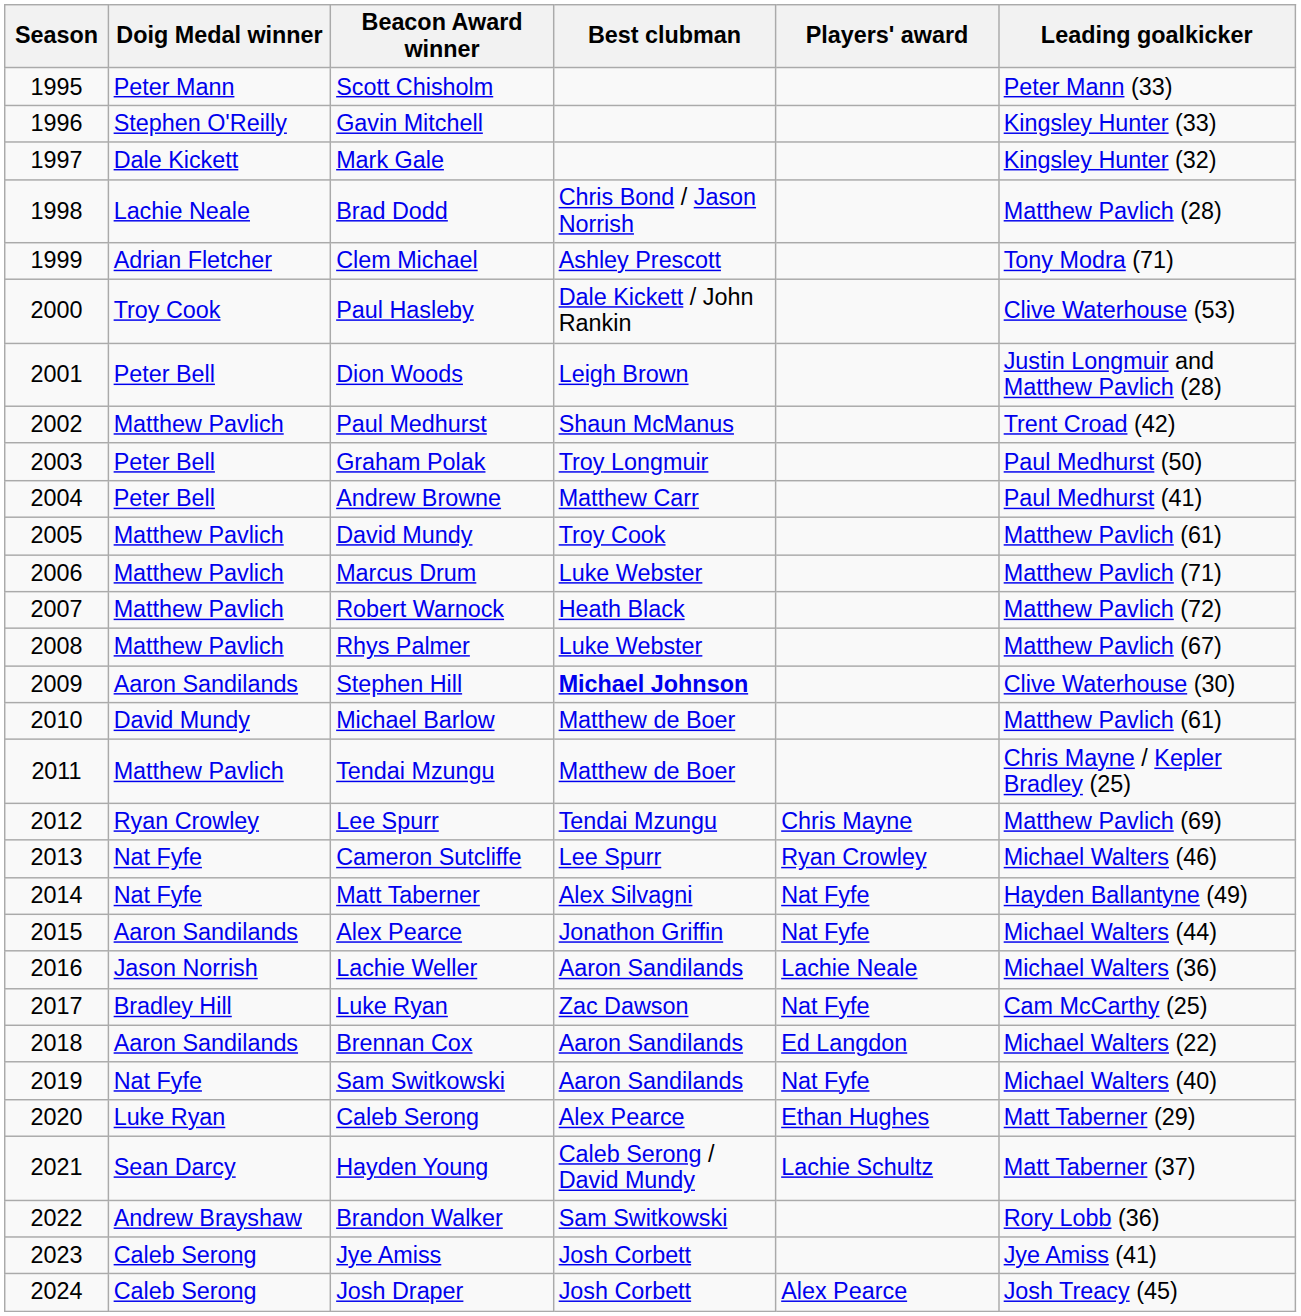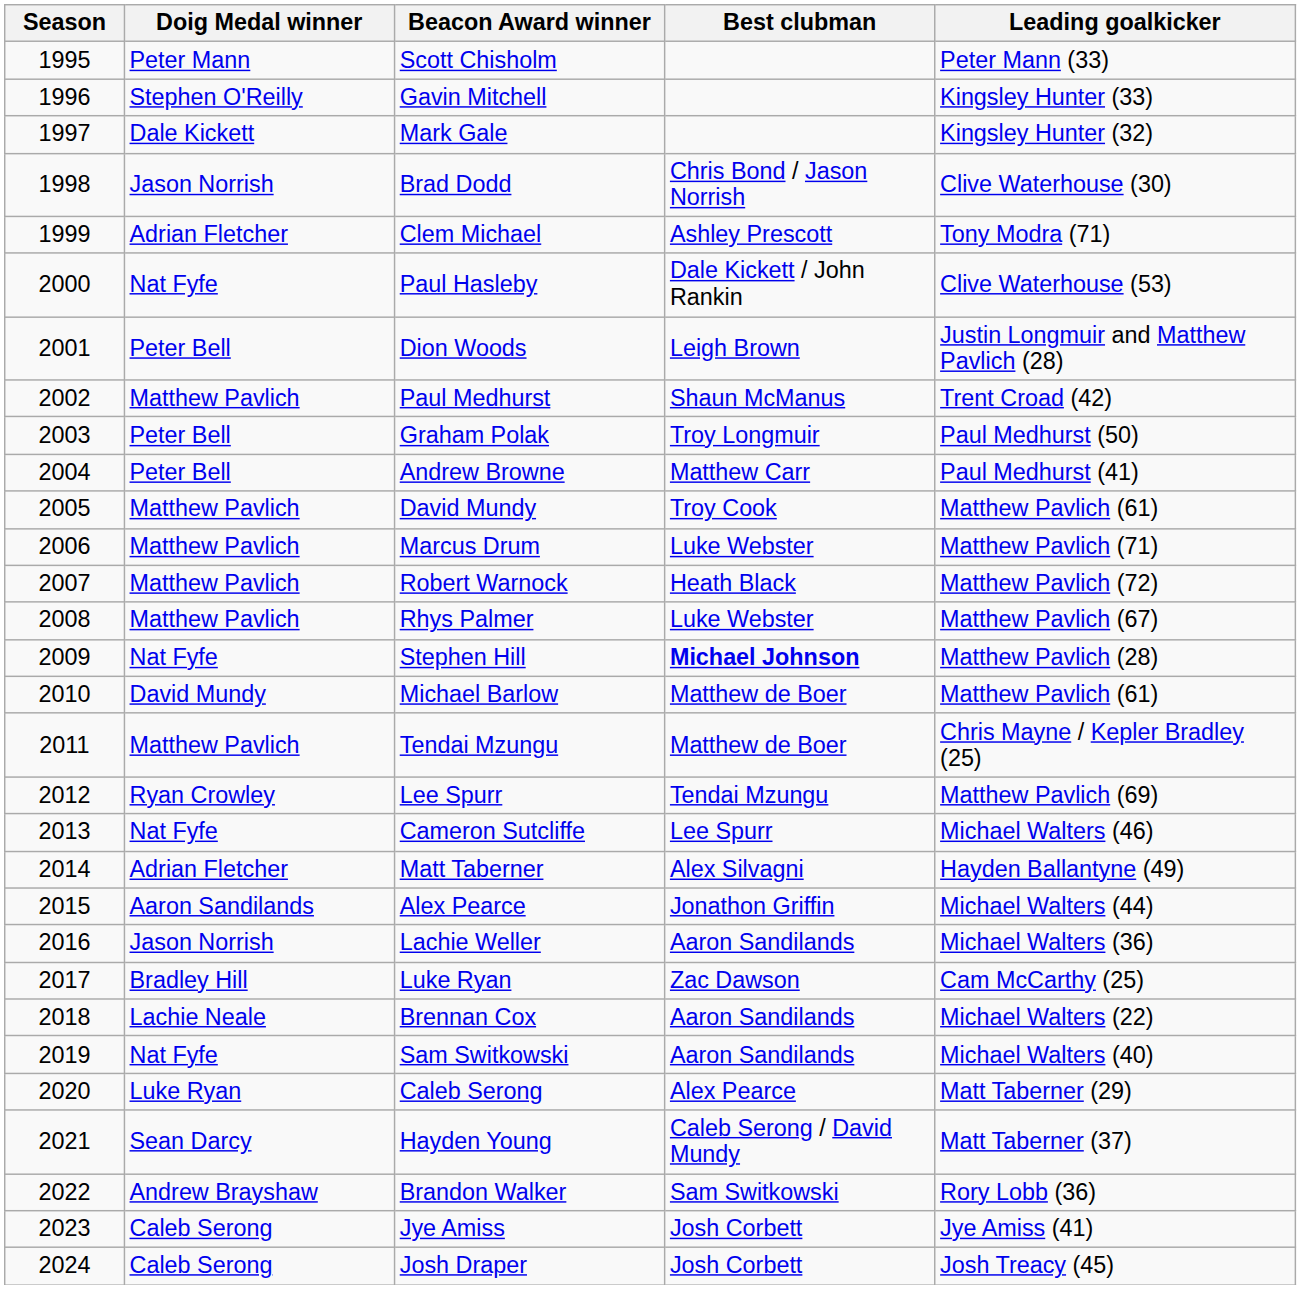- column: (887, 36)
(182, 210) Lachie Neale -> (202, 184) Jason Norrish
(1113, 210) Matthew Pavlich (28) -> (1056, 184) Clive Waterhouse (30)
(167, 311) Troy Cook -> (174, 284) Nat Fyfe
(206, 683) Aaron Sandilands -> (174, 657) Nat Fyfe
(1119, 683) Clive Waterhouse (30) -> (1049, 657) Matthew Pavlich (28)
(158, 895) Nat Fyfe -> (209, 869) Adrian Fletcher
(206, 1043) Aaron Sandilands -> (198, 1017) Lachie Neale
